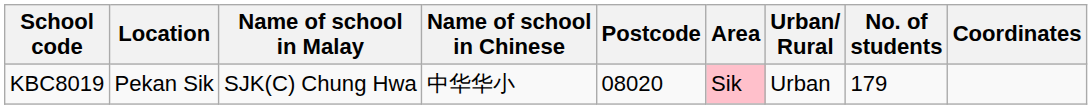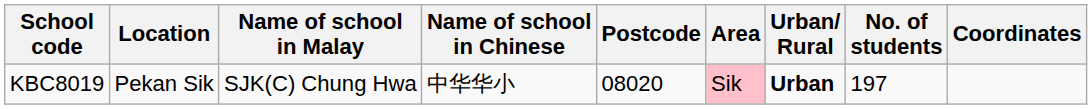(800, 83) normal -> (802, 83) bold
(869, 83) 179 -> (869, 83) 197
